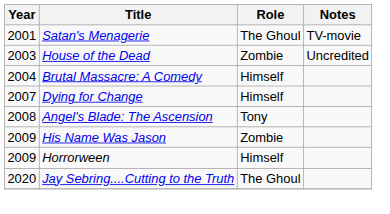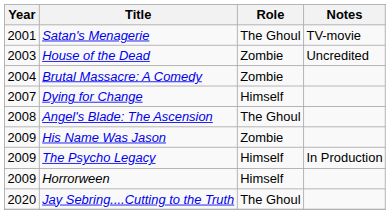(262, 76) Himself -> (262, 76) Zombie
(254, 117) Tony -> (270, 117) The Ghoul
+ row: (99, 158)
